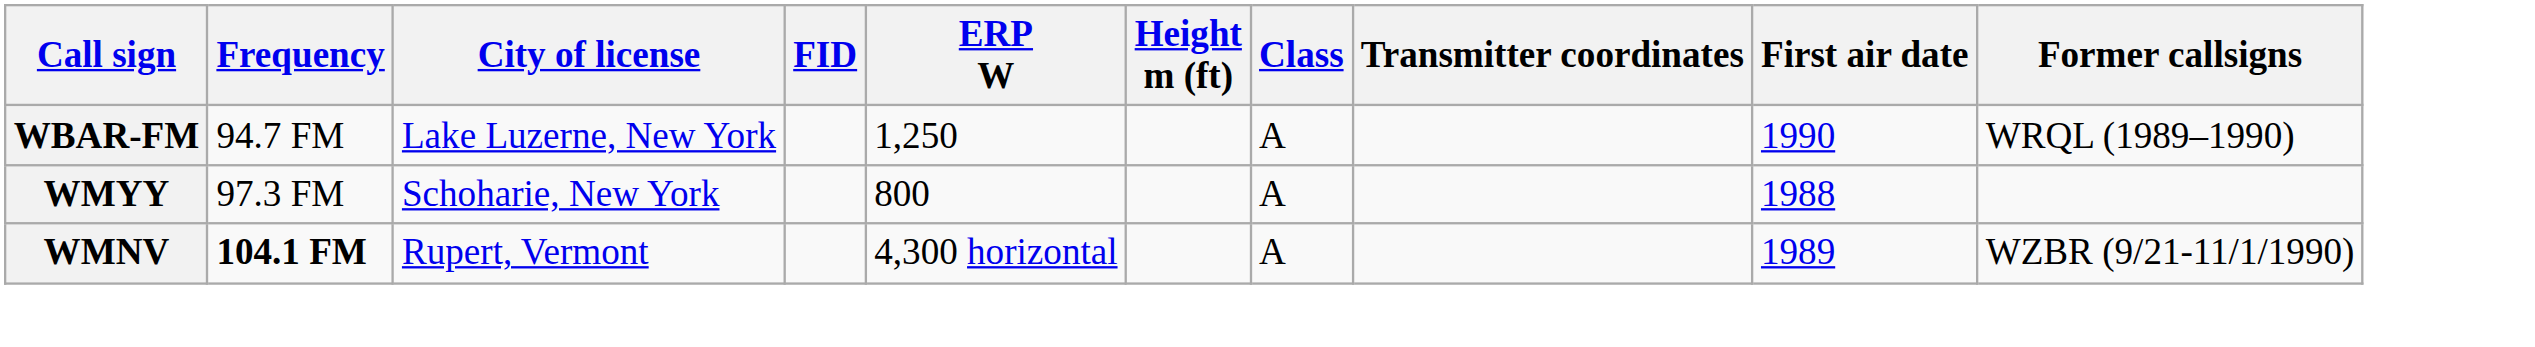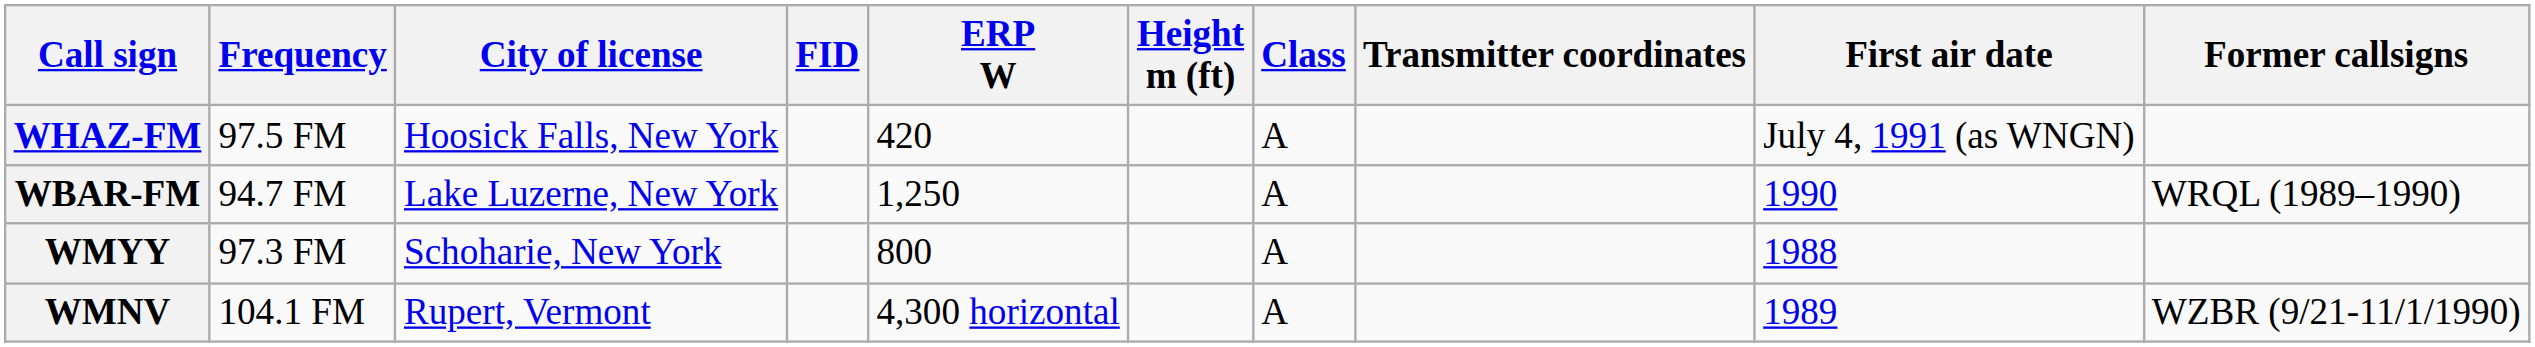+ row: (108, 134)
(292, 252) bold -> (292, 311) normal
